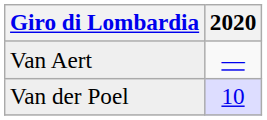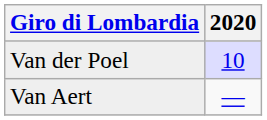rows swapped: (51, 59) <-> (69, 96)
